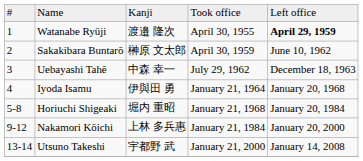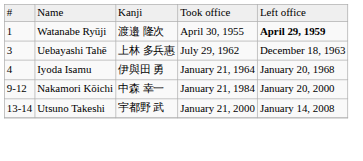- row: (80, 50)
(151, 69) 中森 幸一 -> (147, 50) 上林 多兵惠
- row: (77, 108)
(157, 127) 上林 多兵惠 -> (141, 88) 中森 幸一
